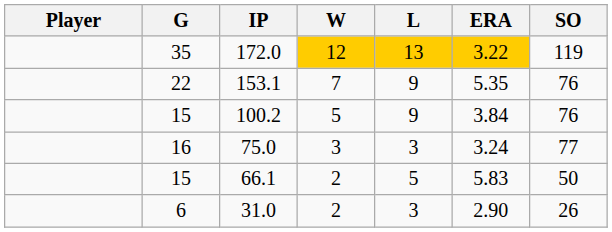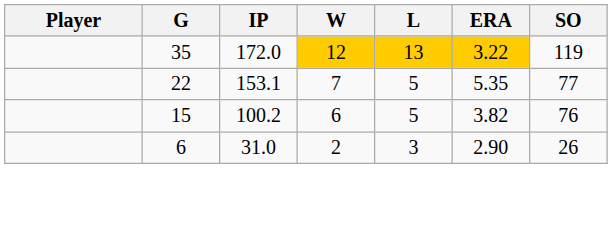(413, 83) 9 -> (413, 83) 5
(568, 83) 76 -> (568, 83) 77
(336, 115) 5 -> (336, 115) 6
(413, 115) 9 -> (413, 115) 5
(491, 115) 3.84 -> (491, 115) 3.82
- row: (259, 147)
- row: (259, 178)
